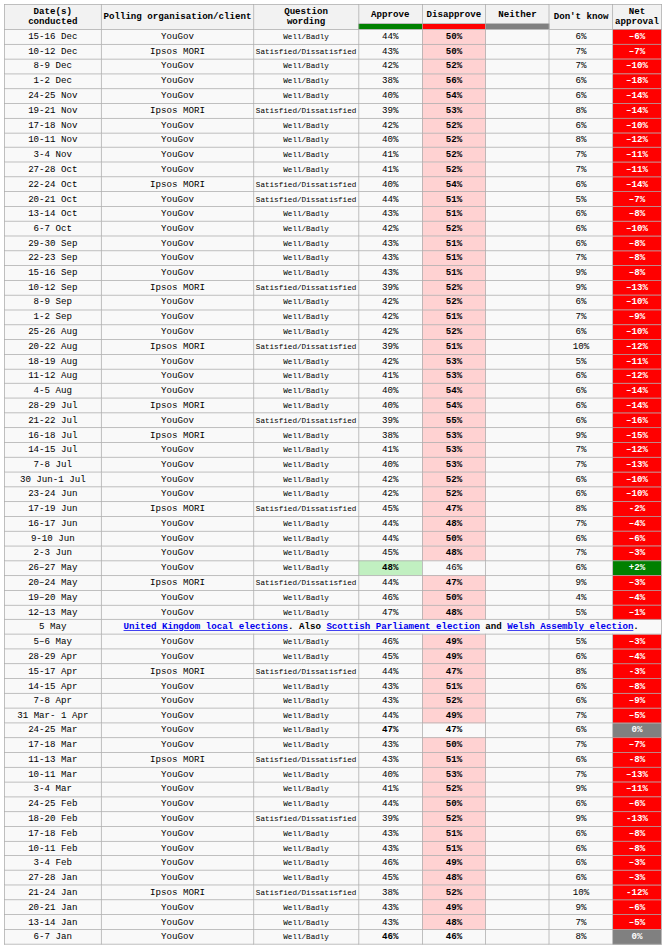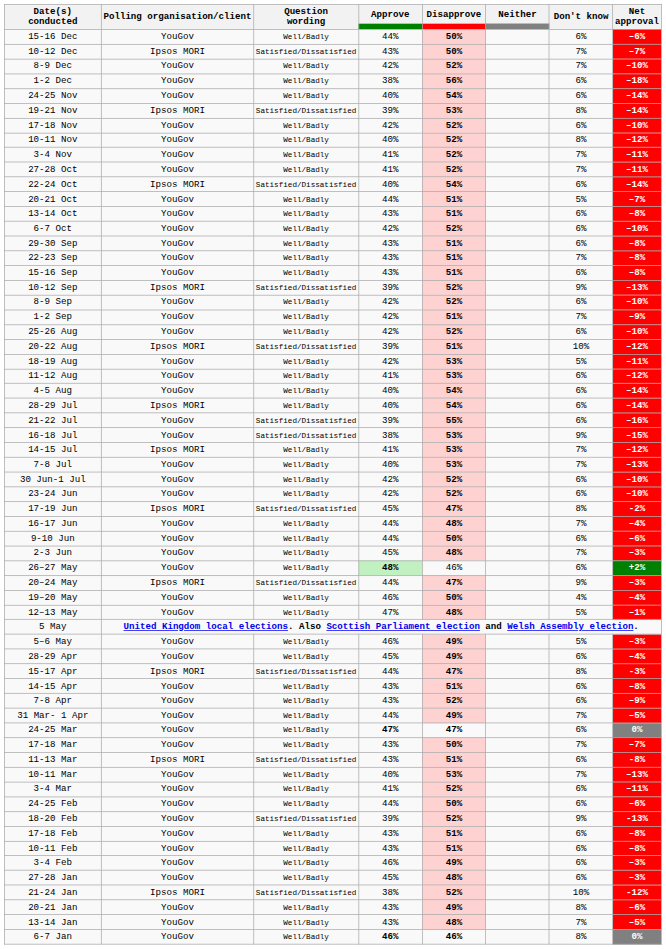(306, 199) Satisfied/Dissatisfied -> (306, 199) Well/Badly
(581, 273) 9% -> (581, 273) 6%
(177, 436) Ipsos MORI -> (177, 436) YouGov
(306, 436) Well/Badly -> (306, 436) Satisfied/Dissatisfied
(177, 450) YouGov -> (177, 450) Ipsos MORI
(581, 790) 9% -> (581, 790) 6%
(581, 908) 9% -> (581, 908) 8%
